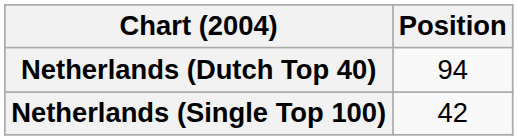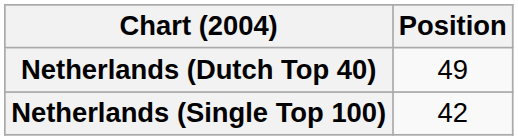(453, 69) 94 -> (453, 69) 49
